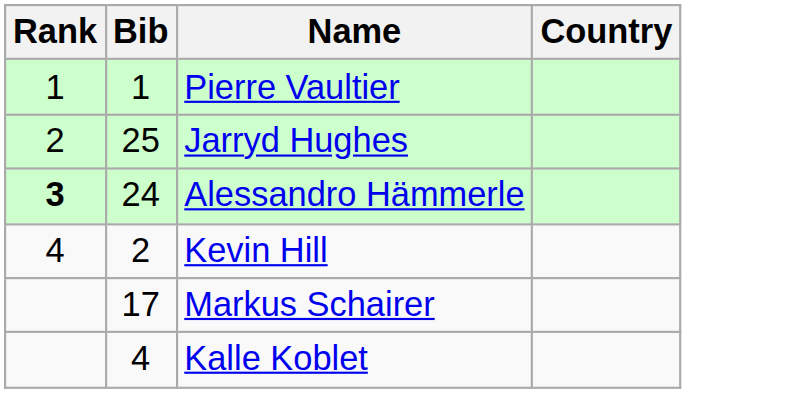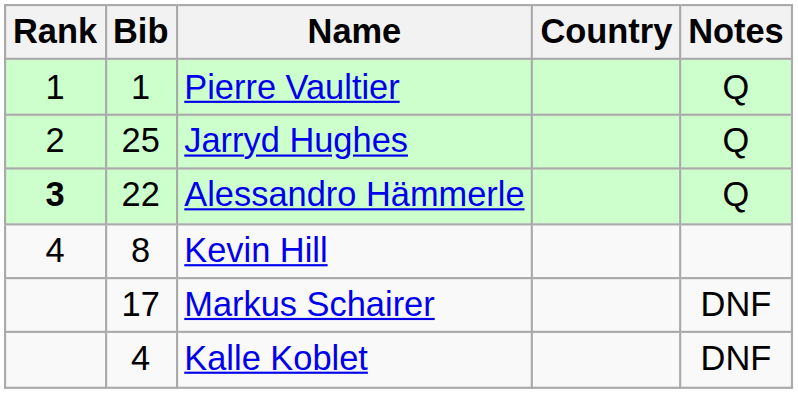+ column: (736, 31)
(141, 195) 24 -> (141, 195) 22
(141, 250) 2 -> (141, 250) 8
